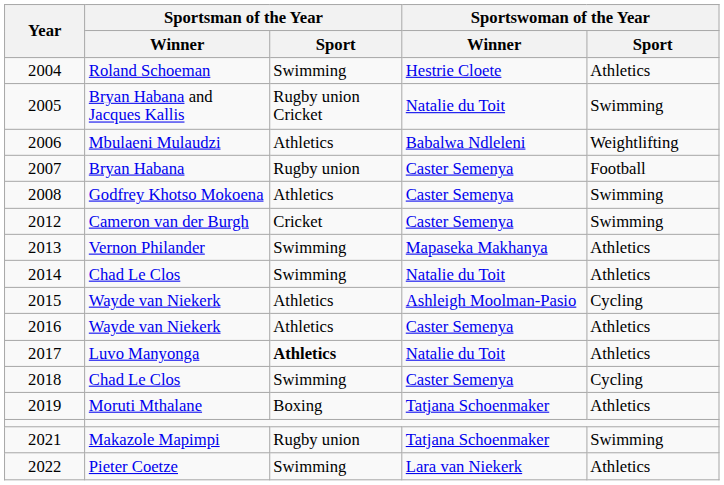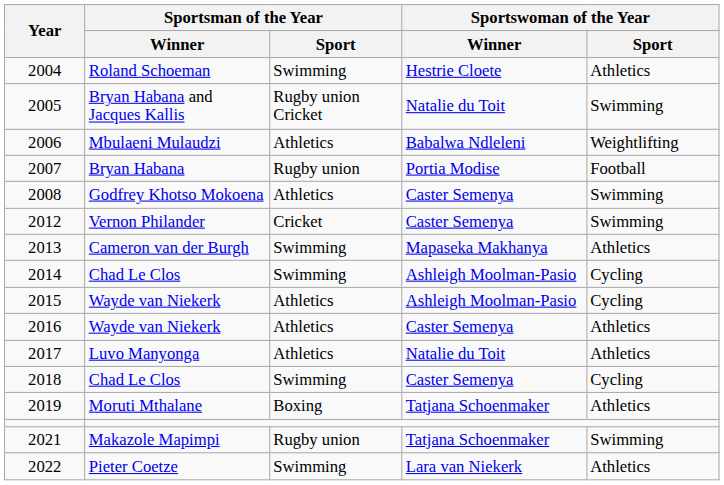(460, 168) Caster Semenya -> (453, 168) Portia Modise
(169, 221) Cameron van der Burgh -> (147, 221) Vernon Philander
(147, 247) Vernon Philander -> (169, 247) Cameron van der Burgh
(455, 273) Natalie du Toit -> (491, 273) Ashleigh Moolman-Pasio
(620, 273) Athletics -> (617, 273) Cycling
(305, 353) bold -> (303, 353) normal
